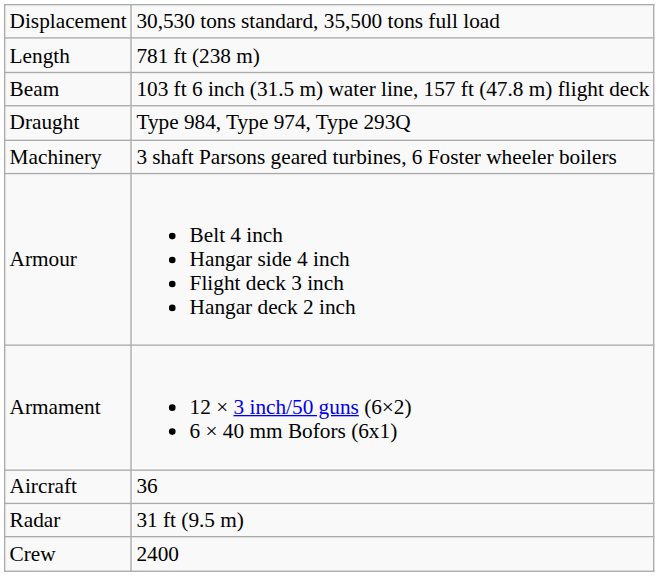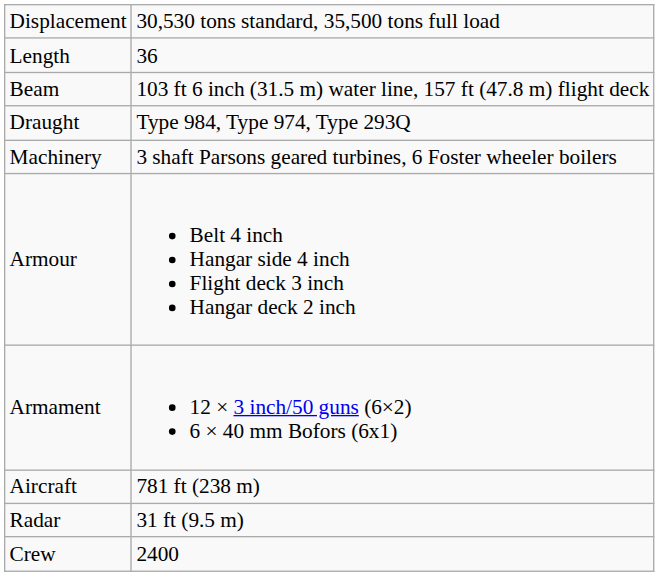(198, 55) 781 ft (238 m) -> (147, 55) 36
(147, 486) 36 -> (198, 486) 781 ft (238 m)
